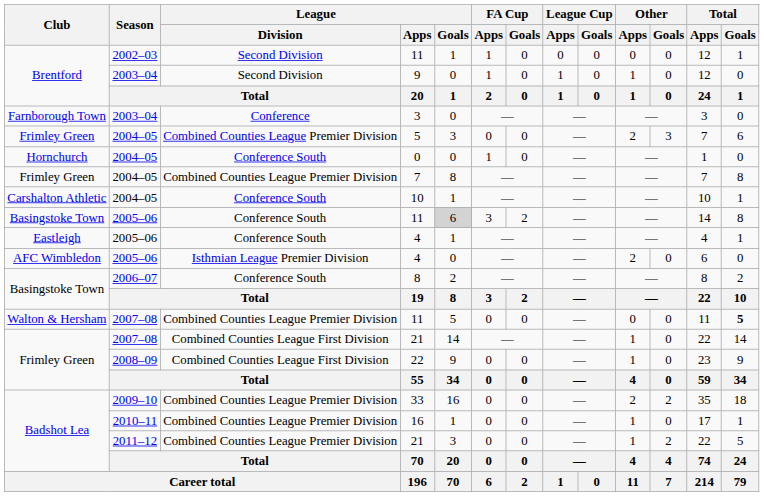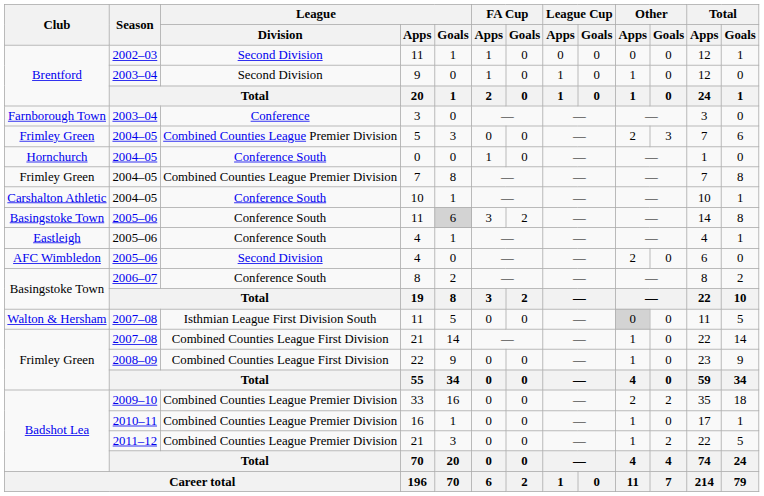(280, 258) Isthmian League Premier Division -> (280, 258) Second Division
(280, 319) Combined Counties League Premier Division -> (280, 319) Isthmian League First Division South
(633, 319) no background -> (633, 319) lightgrey background
(740, 319) bold -> (740, 319) normal
